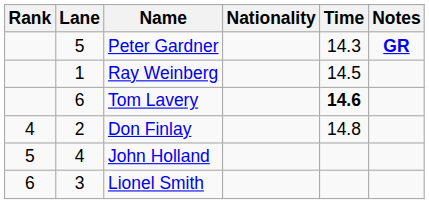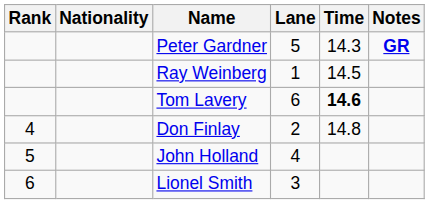columns swapped: (80, 18) <-> (271, 18)
